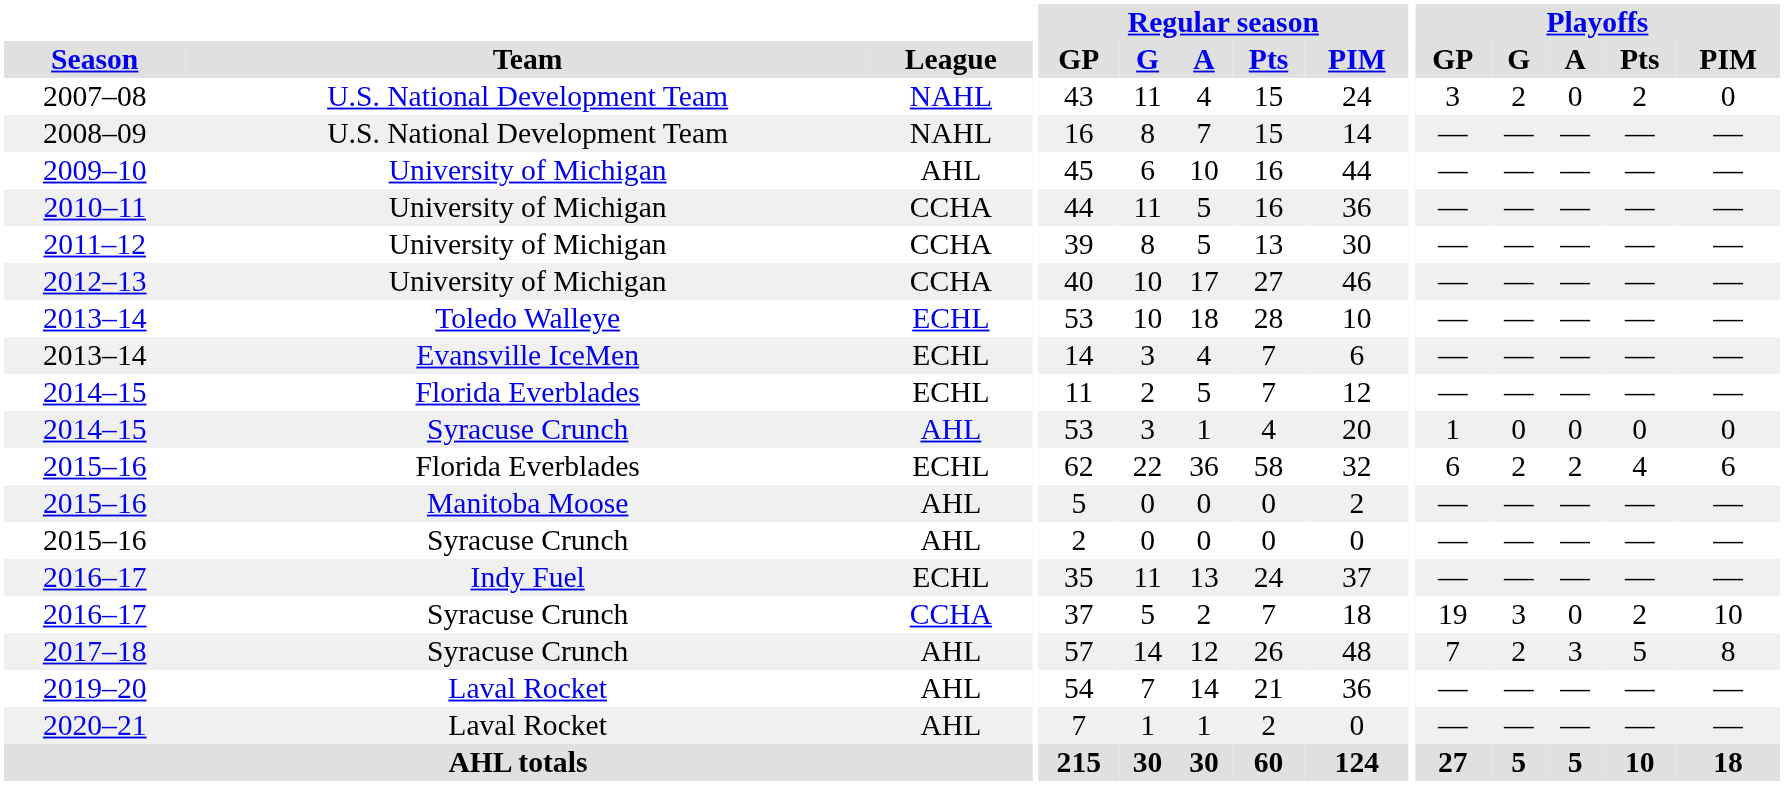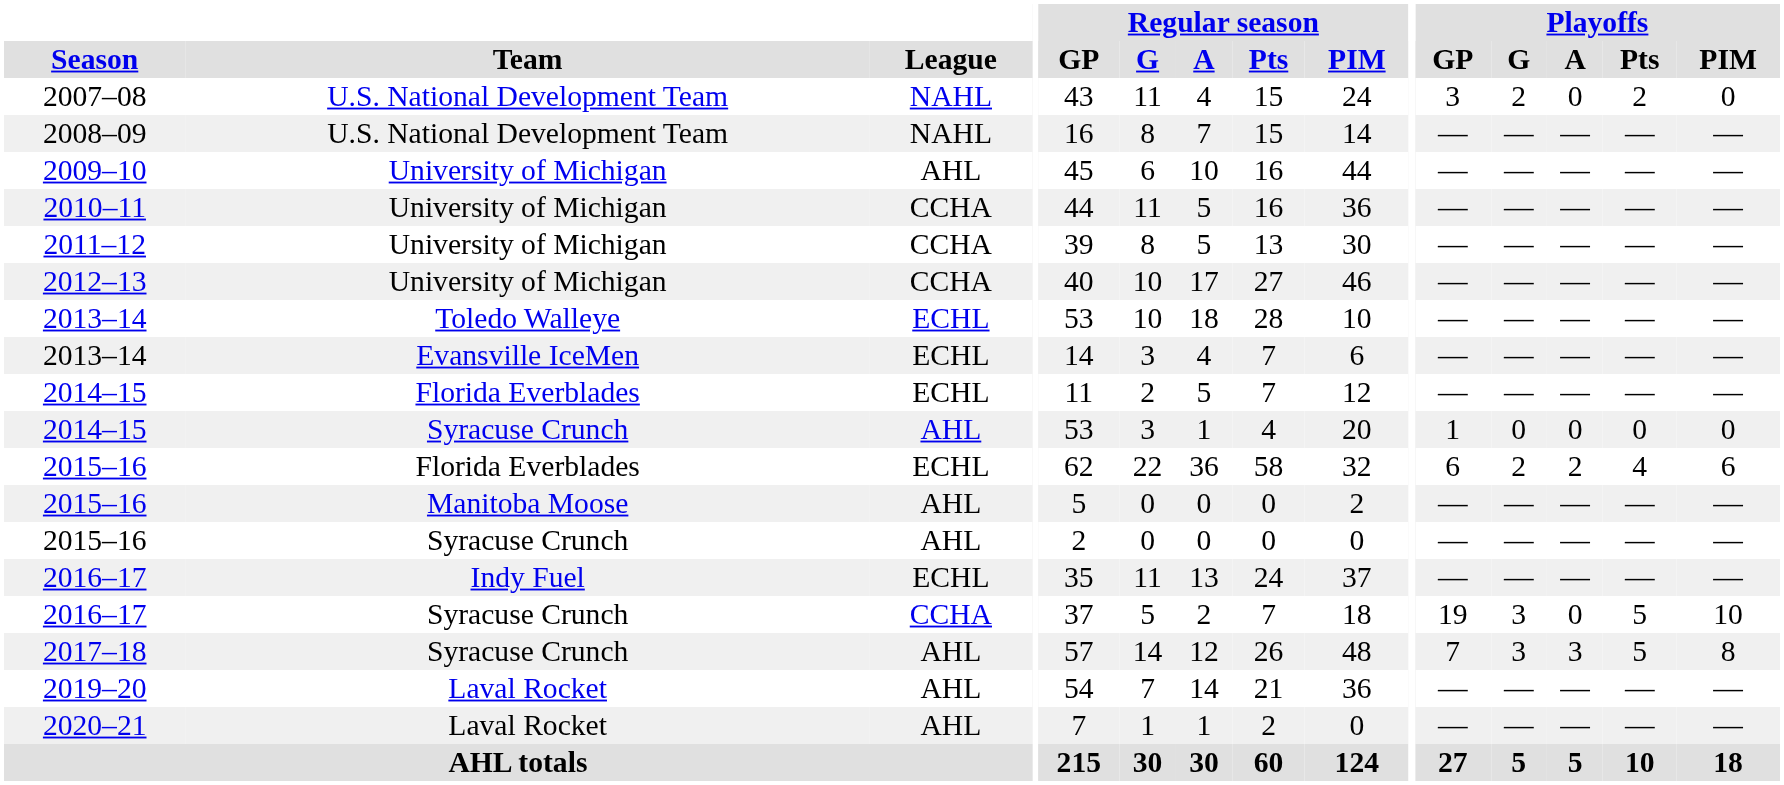(1640, 614) 2 -> (1640, 614) 5
(1519, 651) 2 -> (1519, 651) 3
